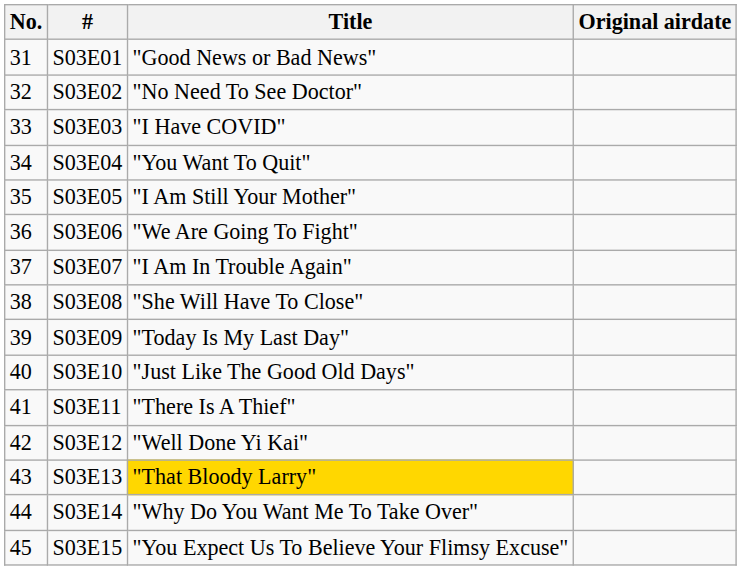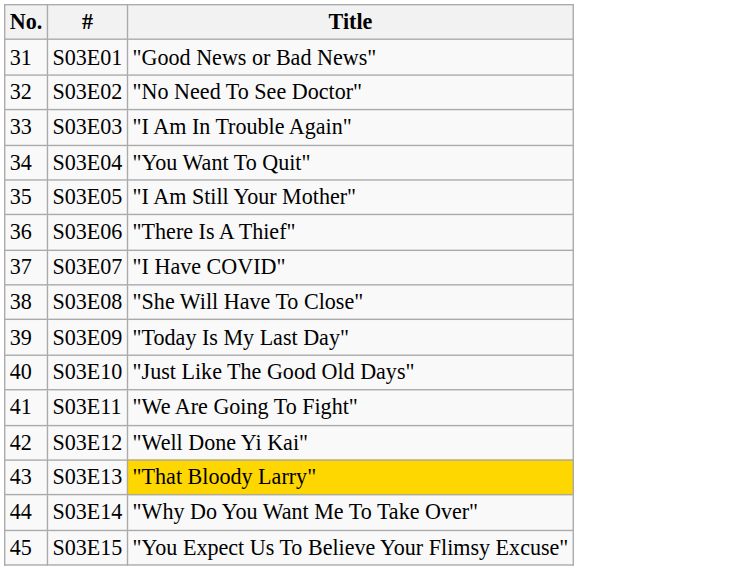- column: (655, 22)
(209, 127) "I Have COVID" -> (242, 127) "I Am In Trouble Again"
(245, 232) "We Are Going To Fight" -> (214, 232) "There Is A Thief"
(242, 267) "I Am In Trouble Again" -> (209, 267) "I Have COVID"
(214, 407) "There Is A Thief" -> (245, 407) "We Are Going To Fight"
